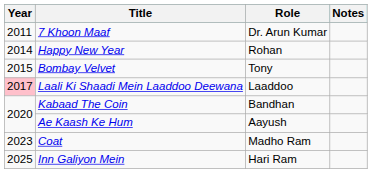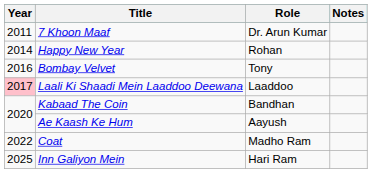(20, 68) 2015 -> (20, 68) 2016
(20, 141) 2023 -> (20, 141) 2022
